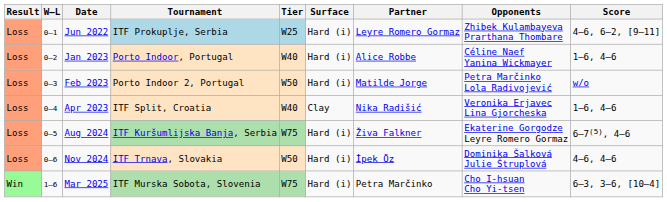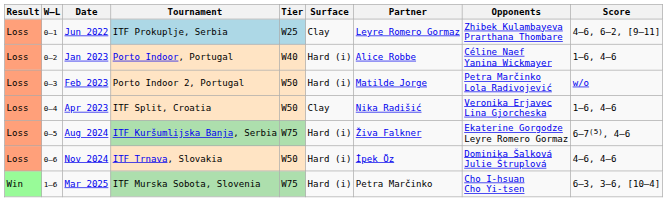(330, 32) Hard (i) -> (319, 32) Clay
(290, 108) W40 -> (290, 108) W50
